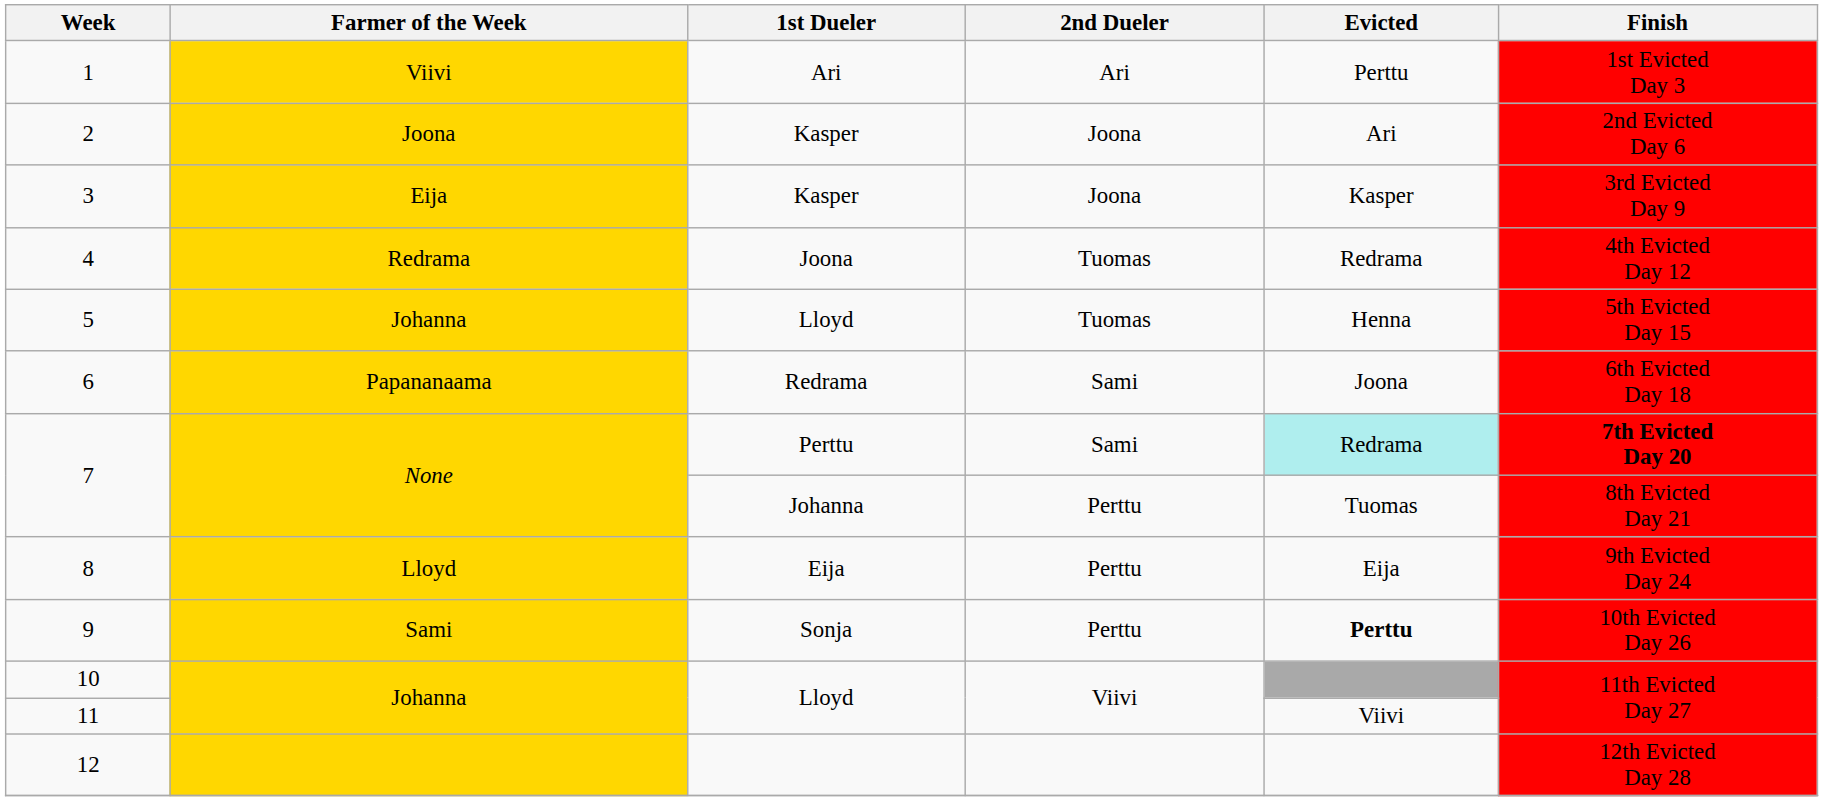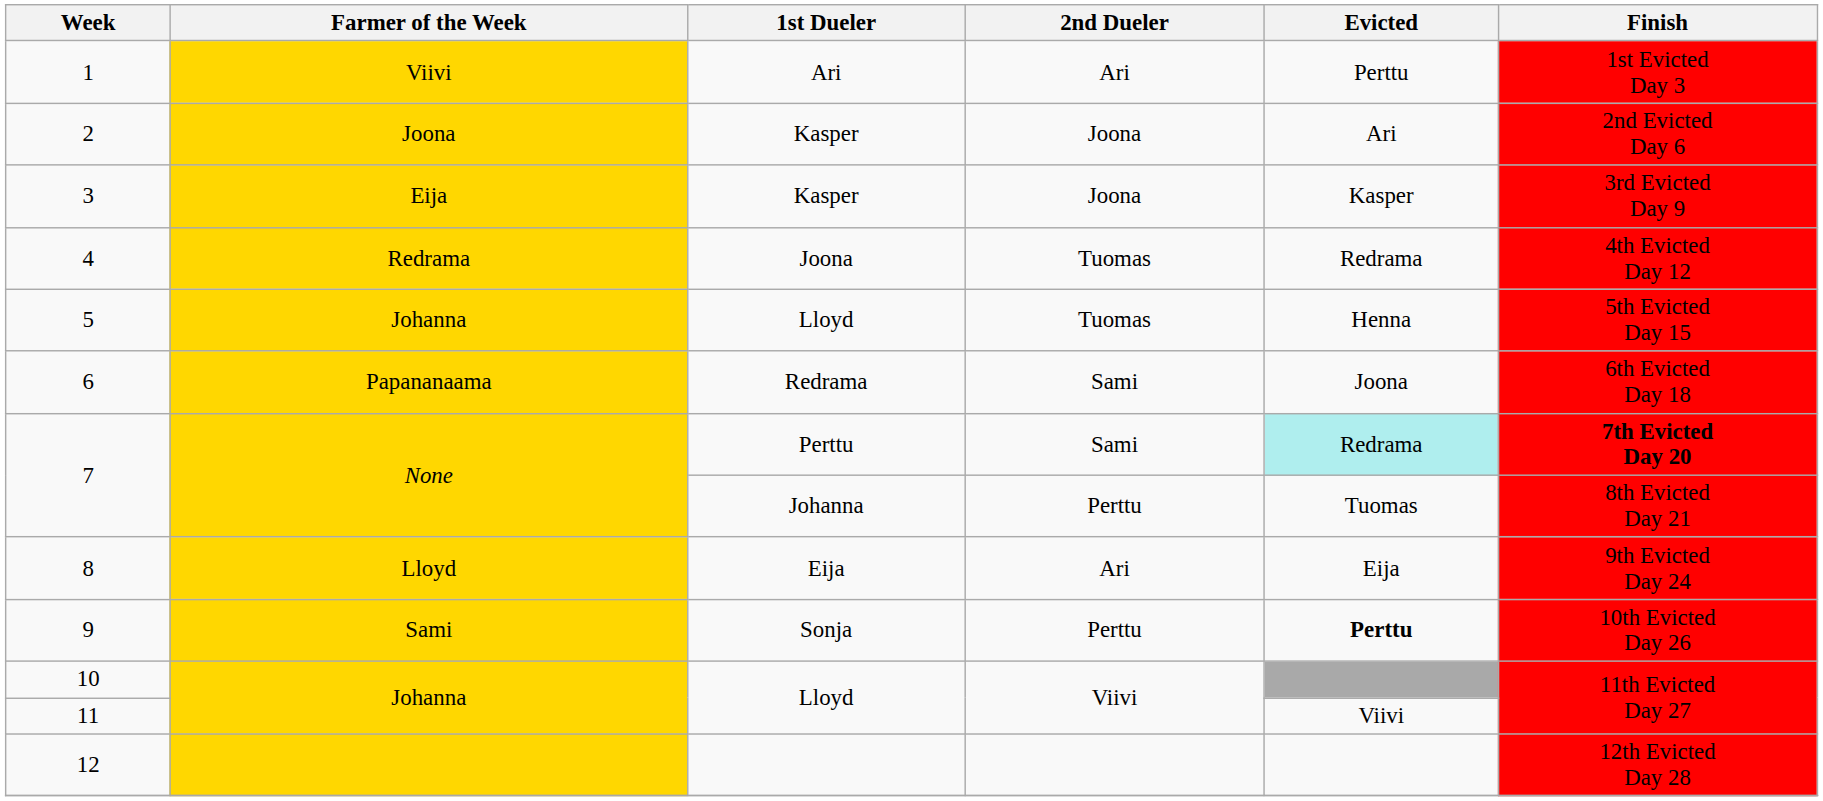(1114, 568) Perttu -> (1114, 568) Ari
